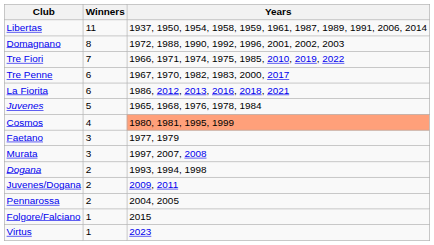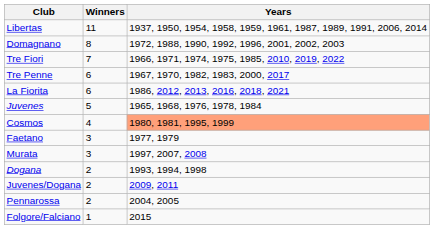- row: (19, 232)
